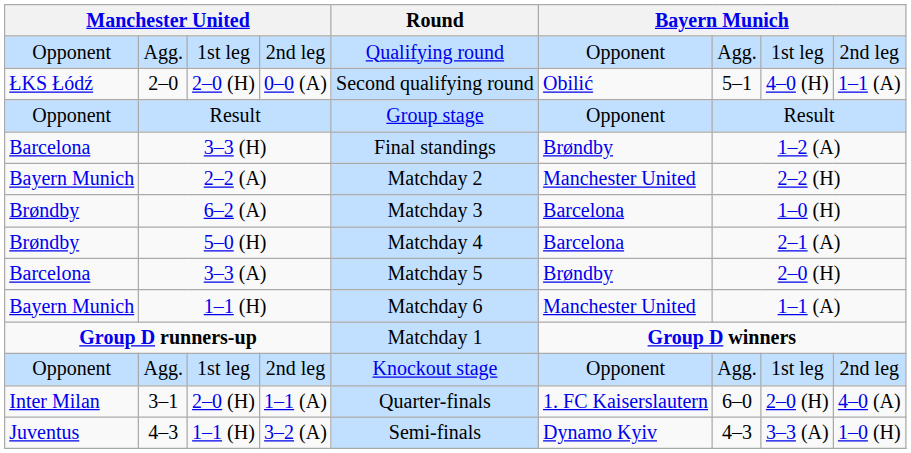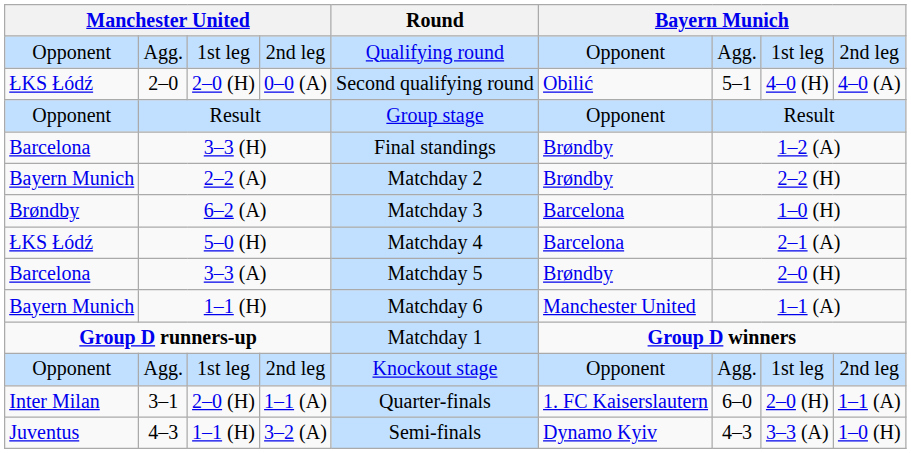(869, 83) 1–1 (A) -> (869, 83) 4–0 (A)
(619, 178) Manchester United -> (578, 178) Brøndby
(44, 242) Brøndby -> (51, 242) ŁKS Łódź
(869, 400) 4–0 (A) -> (869, 400) 1–1 (A)
